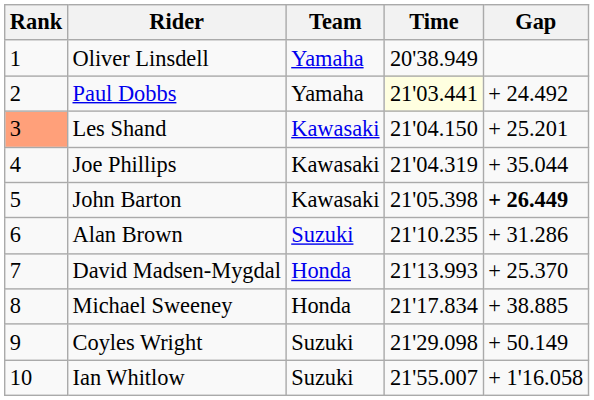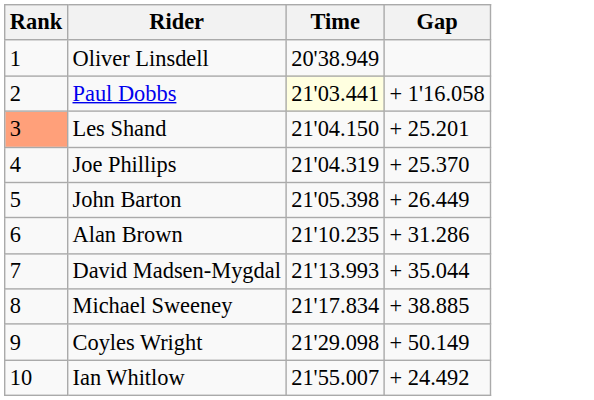- column: (335, 22)
(528, 93) + 24.492 -> (437, 93) + 1'16.058
(528, 164) + 35.044 -> (430, 164) + 25.370
(528, 199) bold -> (430, 199) normal
(528, 270) + 25.370 -> (430, 270) + 35.044
(536, 377) + 1'16.058 -> (430, 377) + 24.492
